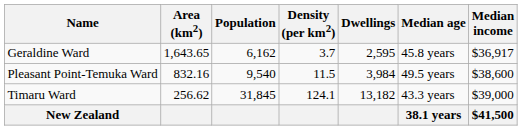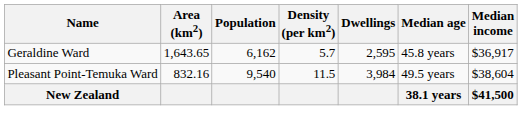(327, 53) 3.7 -> (327, 53) 5.7
(493, 73) $38,600 -> (493, 73) $38,604
- row: (42, 94)
